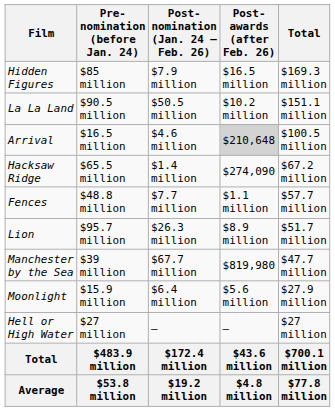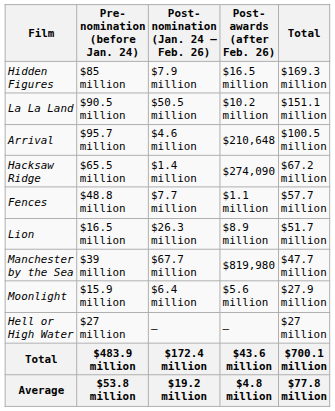(103, 140) $16.5 million -> (103, 140) $95.7 million
(249, 140) lightgrey background -> (249, 140) no background
(103, 234) $95.7 million -> (103, 234) $16.5 million
